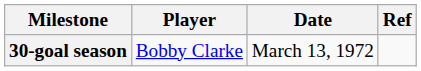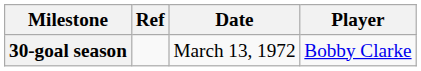columns swapped: (189, 19) <-> (397, 19)
